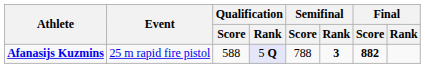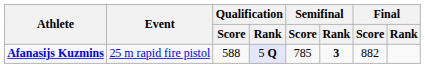(303, 54) 788 -> (303, 54) 785
(370, 54) bold -> (370, 54) normal
